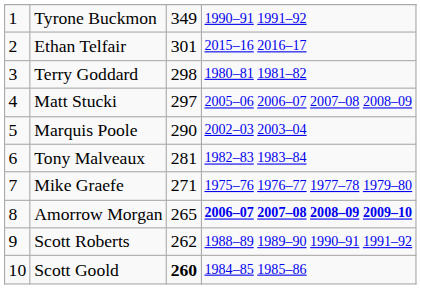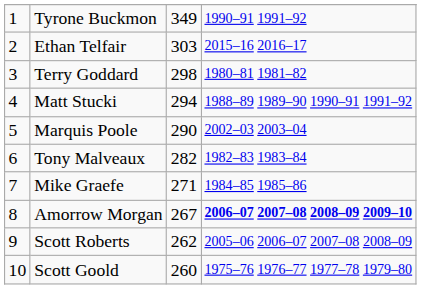(184, 46) 301 -> (184, 46) 303
(184, 102) 297 -> (184, 102) 294
(308, 102) 2005–06 2006–07 2007–08 2008–09 -> (308, 102) 1988–89 1989–90 1990–91 1991–92
(184, 158) 281 -> (184, 158) 282
(308, 185) 1975–76 1976–77 1977–78 1979–80 -> (256, 185) 1984–85 1985–86
(184, 213) 265 -> (184, 213) 267
(308, 241) 1988–89 1989–90 1990–91 1991–92 -> (308, 241) 2005–06 2006–07 2007–08 2008–09
(184, 269) bold -> (184, 269) normal
(256, 269) 1984–85 1985–86 -> (308, 269) 1975–76 1976–77 1977–78 1979–80
